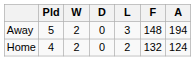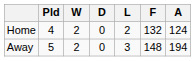rows swapped: (21, 47) <-> (20, 30)
